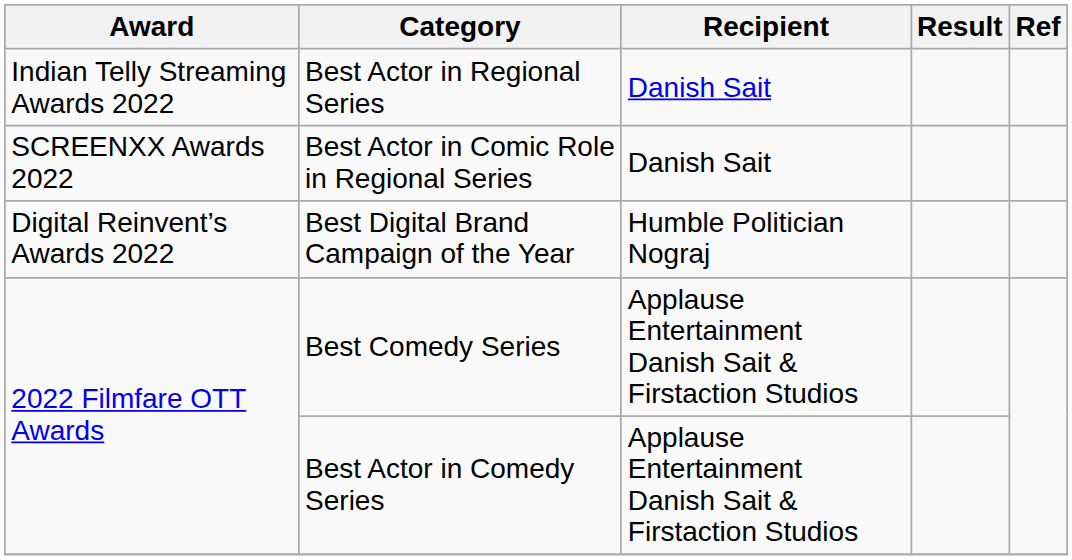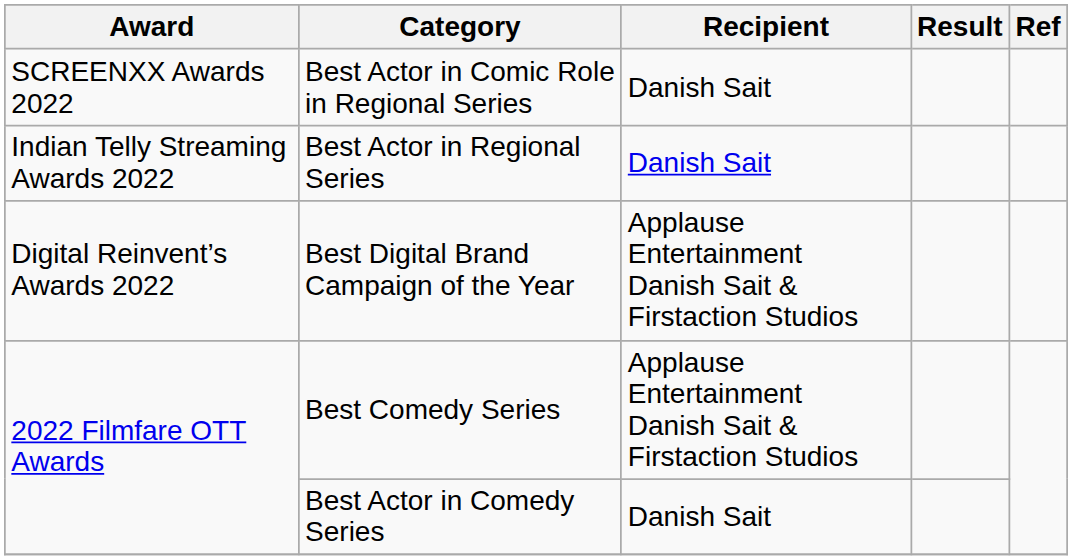rows swapped: (443, 86) <-> (460, 162)
(736, 238) Humble Politician Nograj -> (743, 270) Applause Entertainment Danish Sait & Firstaction Studios
(743, 484) Applause Entertainment Danish Sait & Firstaction Studios -> (699, 516) Danish Sait
